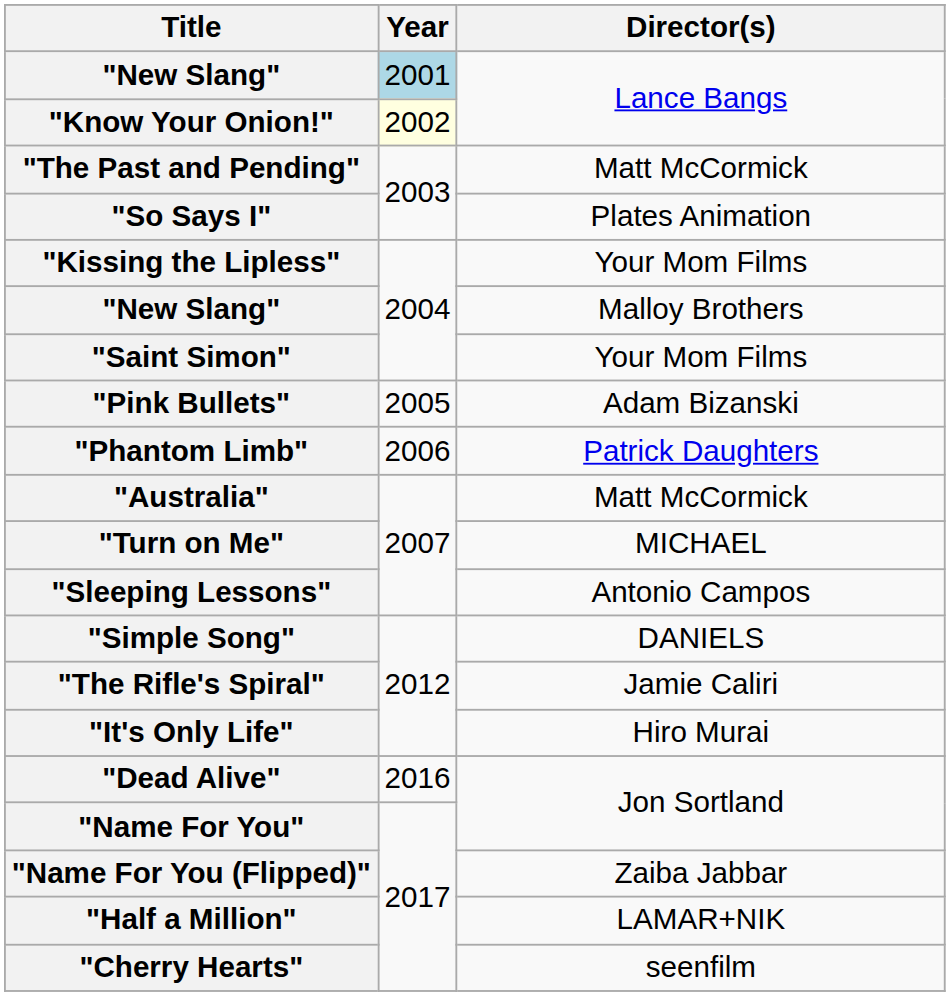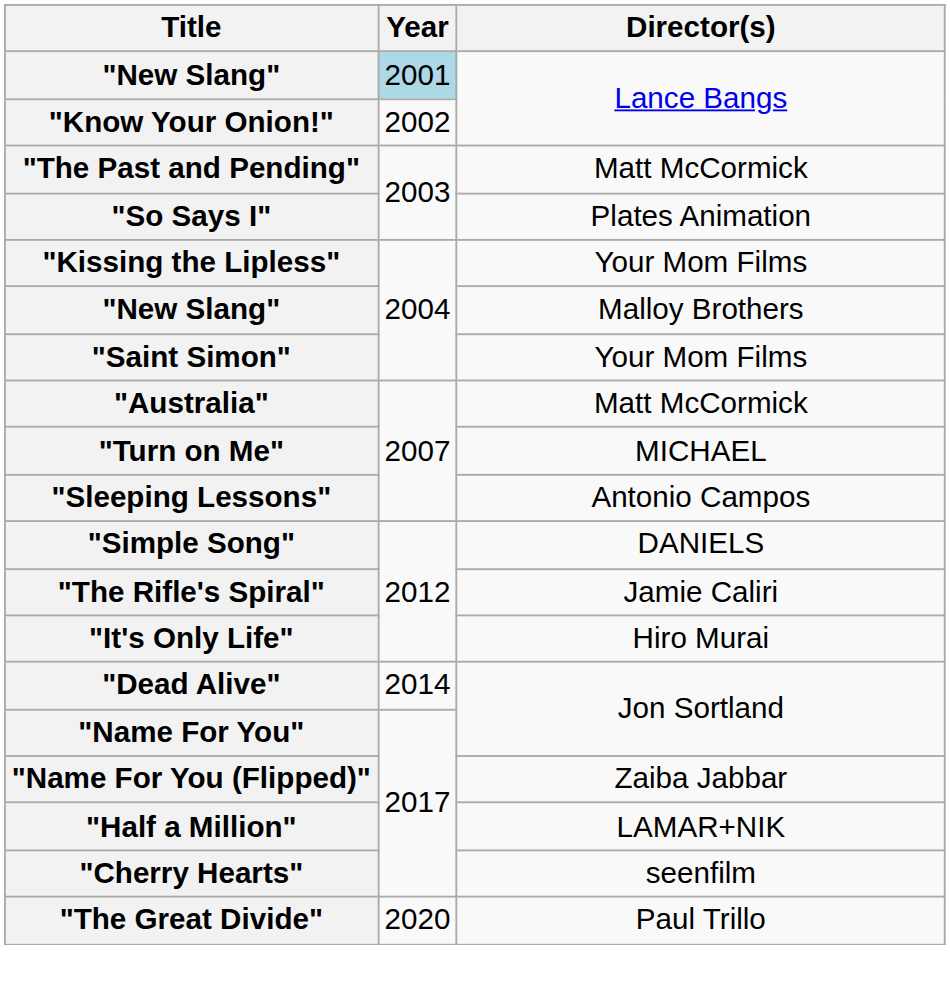(417, 121) lightyellow background -> (417, 121) no background
- row: (191, 403)
- row: (191, 450)
(417, 779) 2016 -> (417, 685) 2014
+ row: (191, 919)
